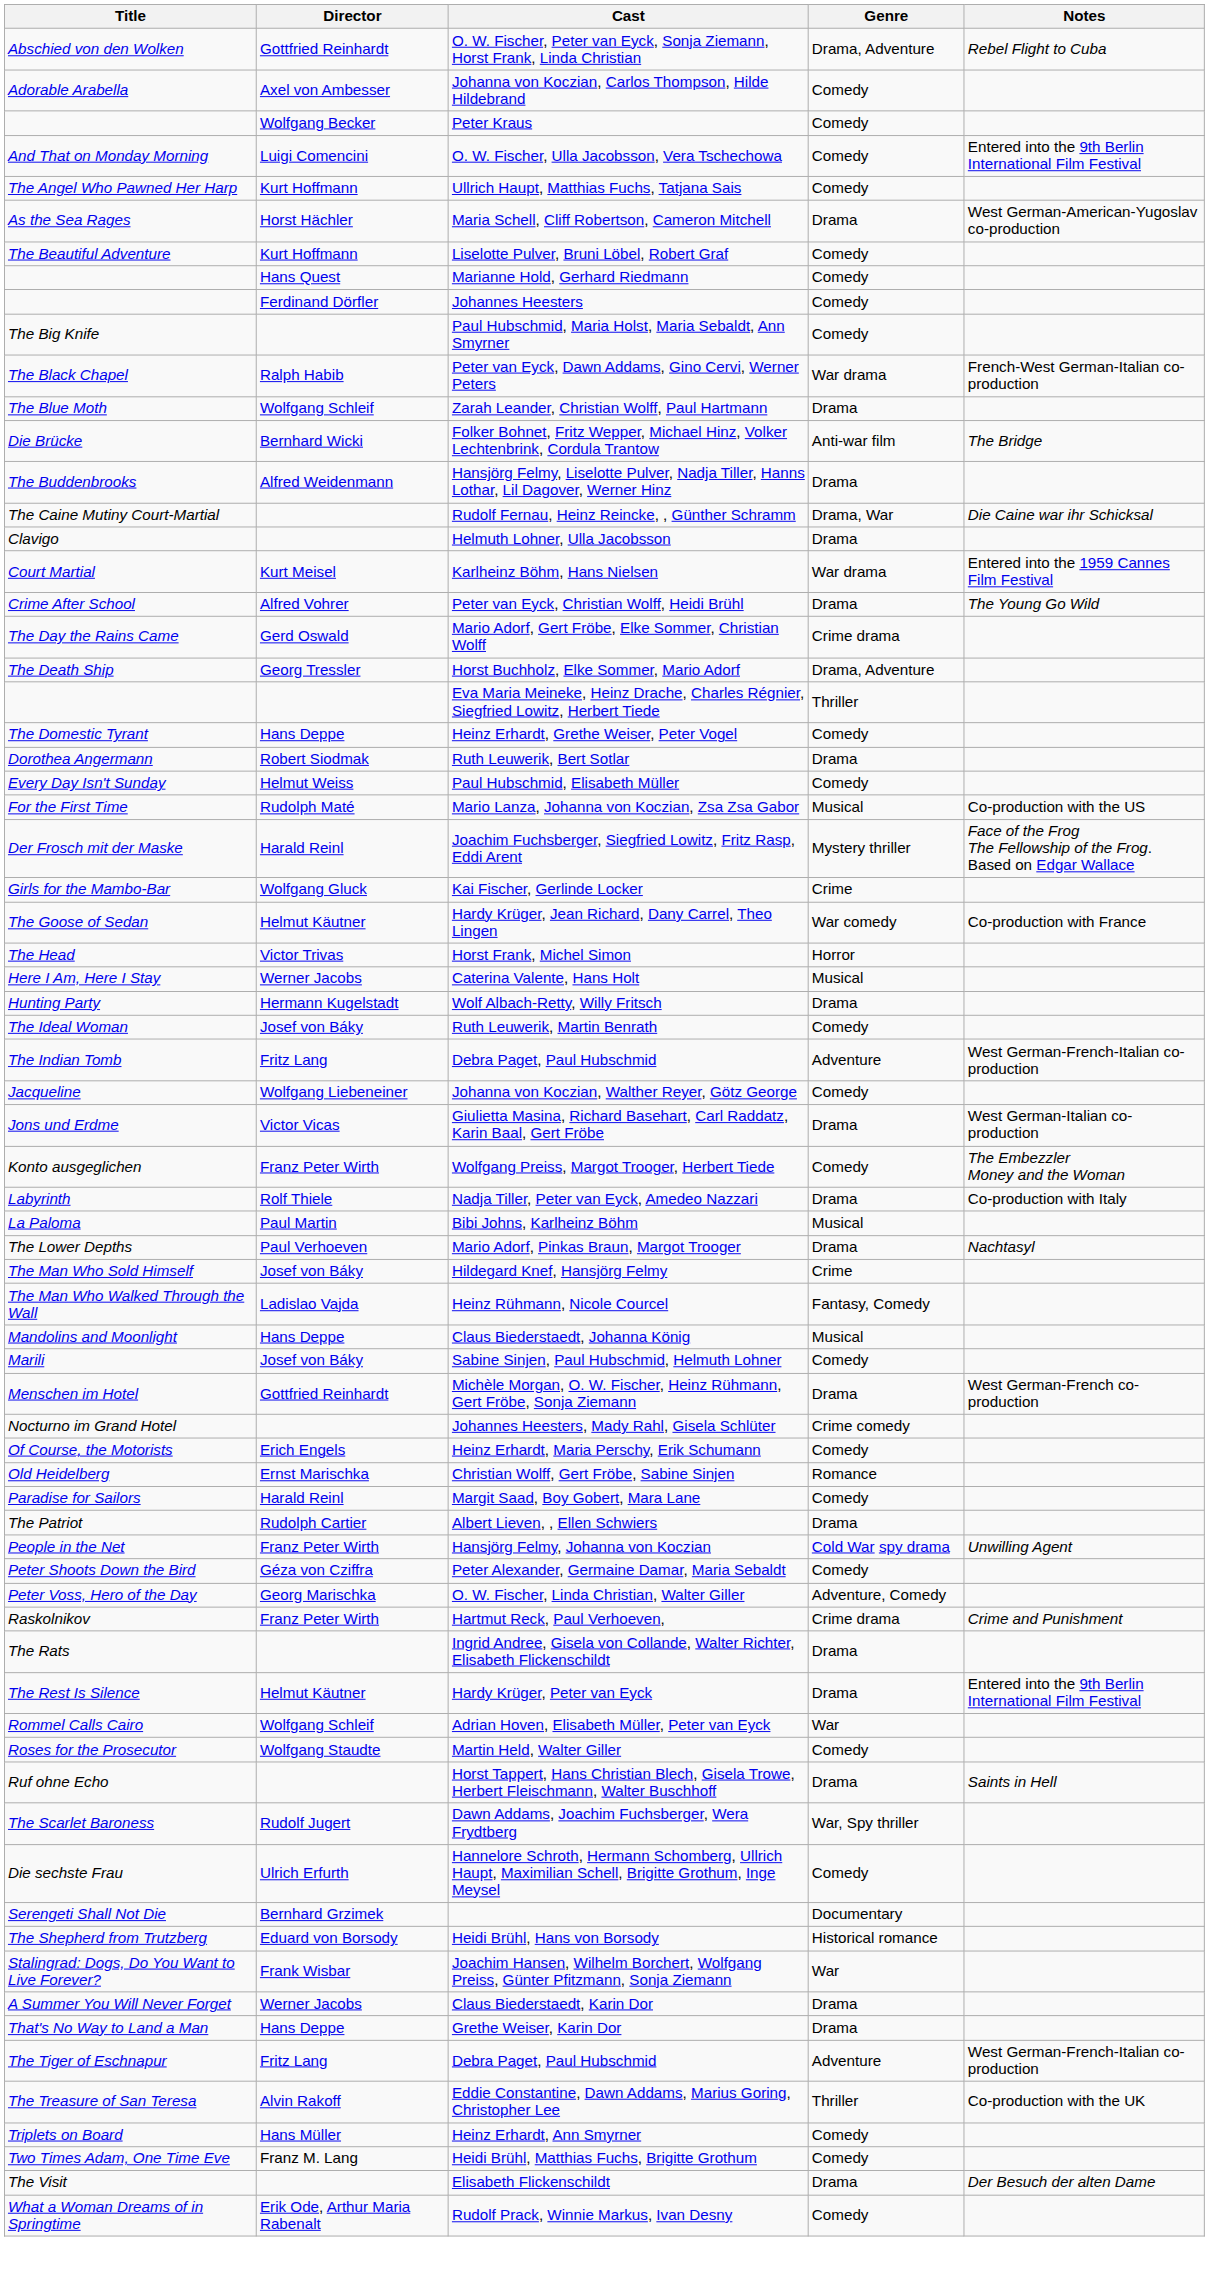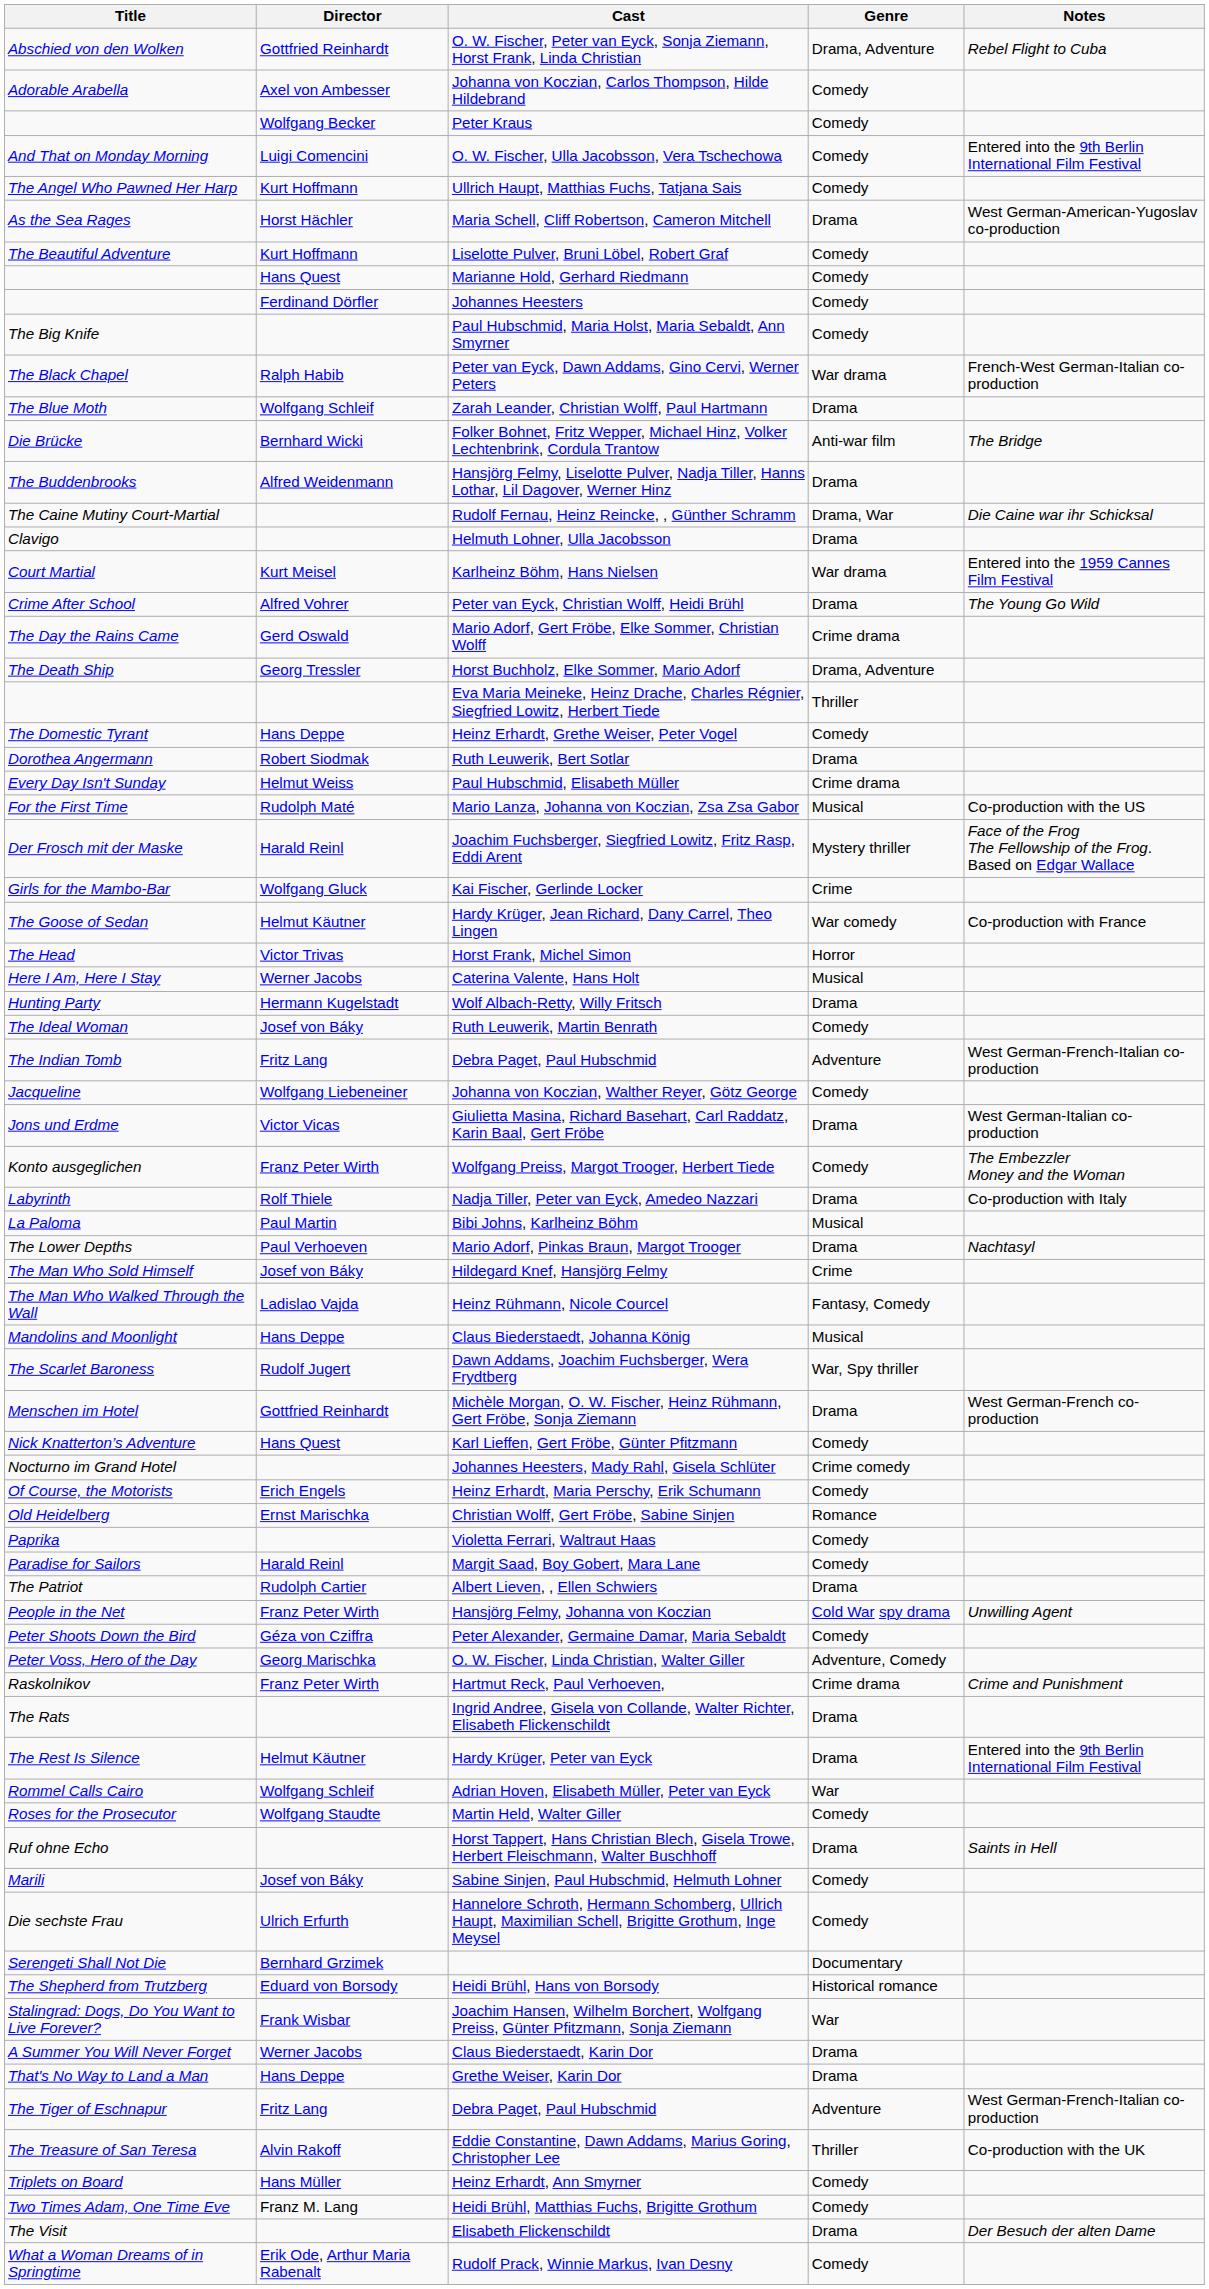(840, 783) Comedy -> (856, 783) Crime drama
rows swapped: (26, 1360) <-> (81, 1823)
+ row: (102, 1443)
+ row: (34, 1539)
